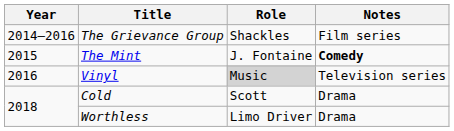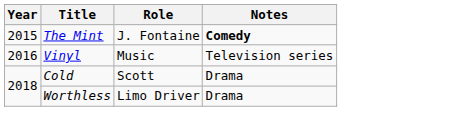- row: (152, 35)
(249, 76) lightgrey background -> (136, 55) no background
